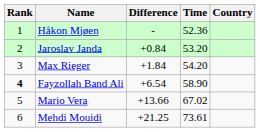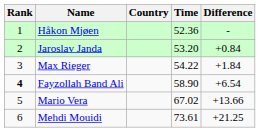columns swapped: (232, 13) <-> (153, 13)
(195, 65) 54.20 -> (186, 65) 54.22
